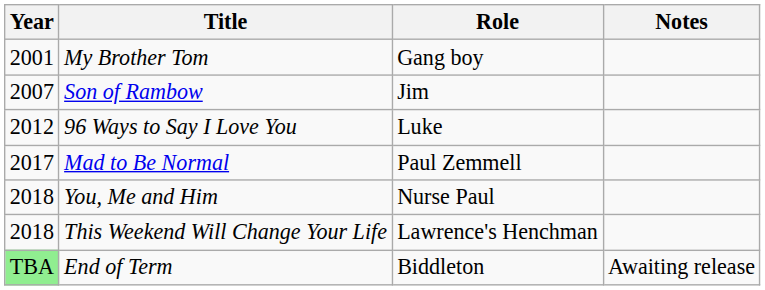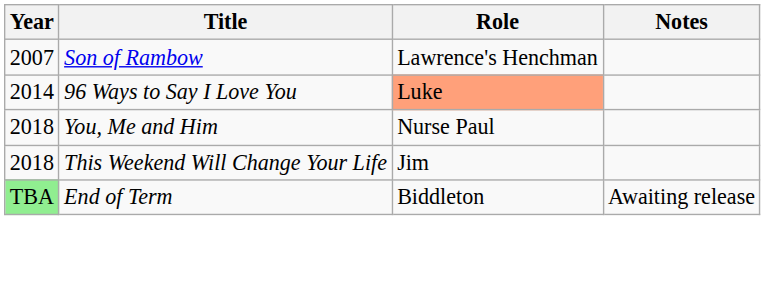- row: (136, 57)
(413, 92) Jim -> (498, 57) Lawrence's Henchman
(32, 127) 2012 -> (32, 92) 2014
(420, 127) no background -> (420, 92) lightsalmon background
- row: (147, 162)
(498, 232) Lawrence's Henchman -> (413, 162) Jim
